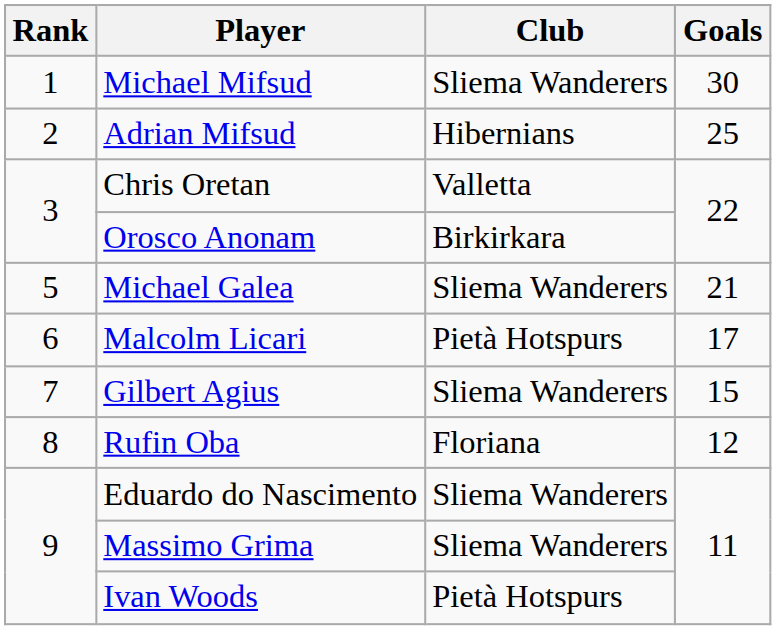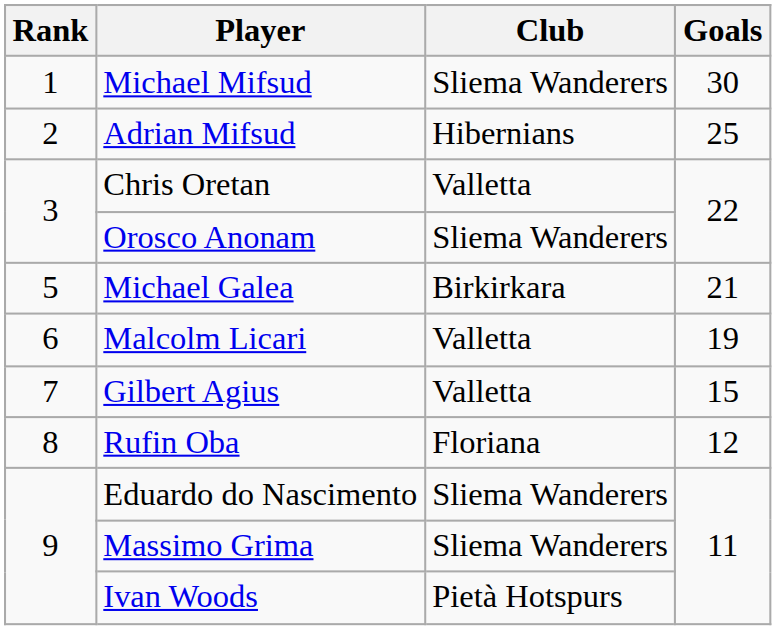(499, 236) Birkirkara -> (550, 236) Sliema Wanderers
(550, 287) Sliema Wanderers -> (499, 287) Birkirkara
(527, 339) Pietà Hotspurs -> (482, 339) Valletta
(723, 339) 17 -> (723, 339) 19
(550, 390) Sliema Wanderers -> (482, 390) Valletta
